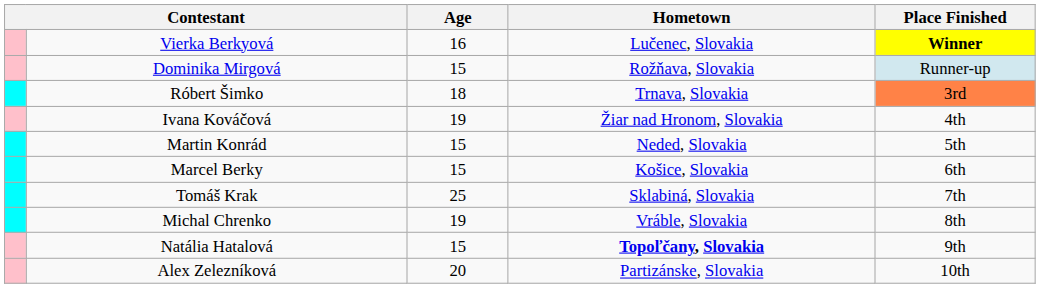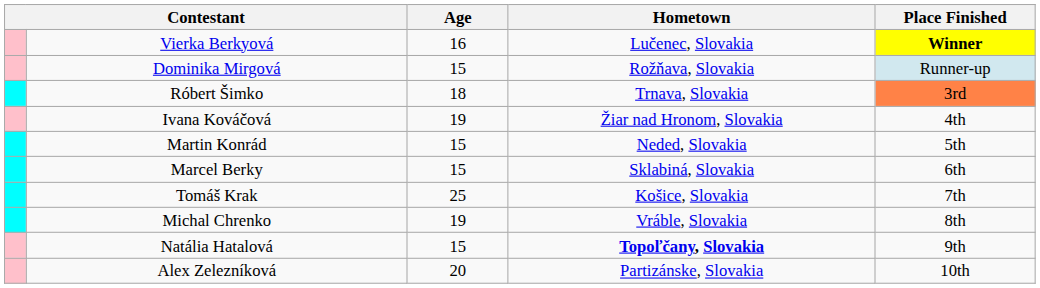(692, 169) Košice, Slovakia -> (692, 169) Sklabiná, Slovakia
(692, 195) Sklabiná, Slovakia -> (692, 195) Košice, Slovakia
